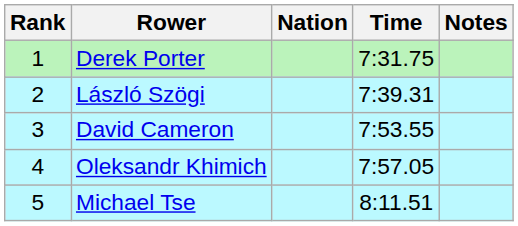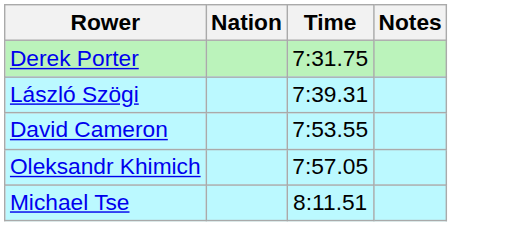- column: (38, 22)
